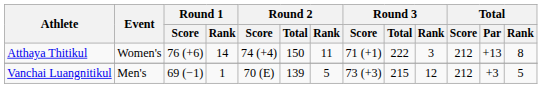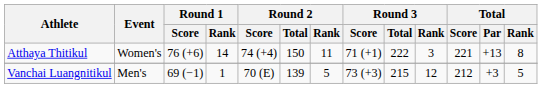(463, 53) 212 -> (463, 53) 221
